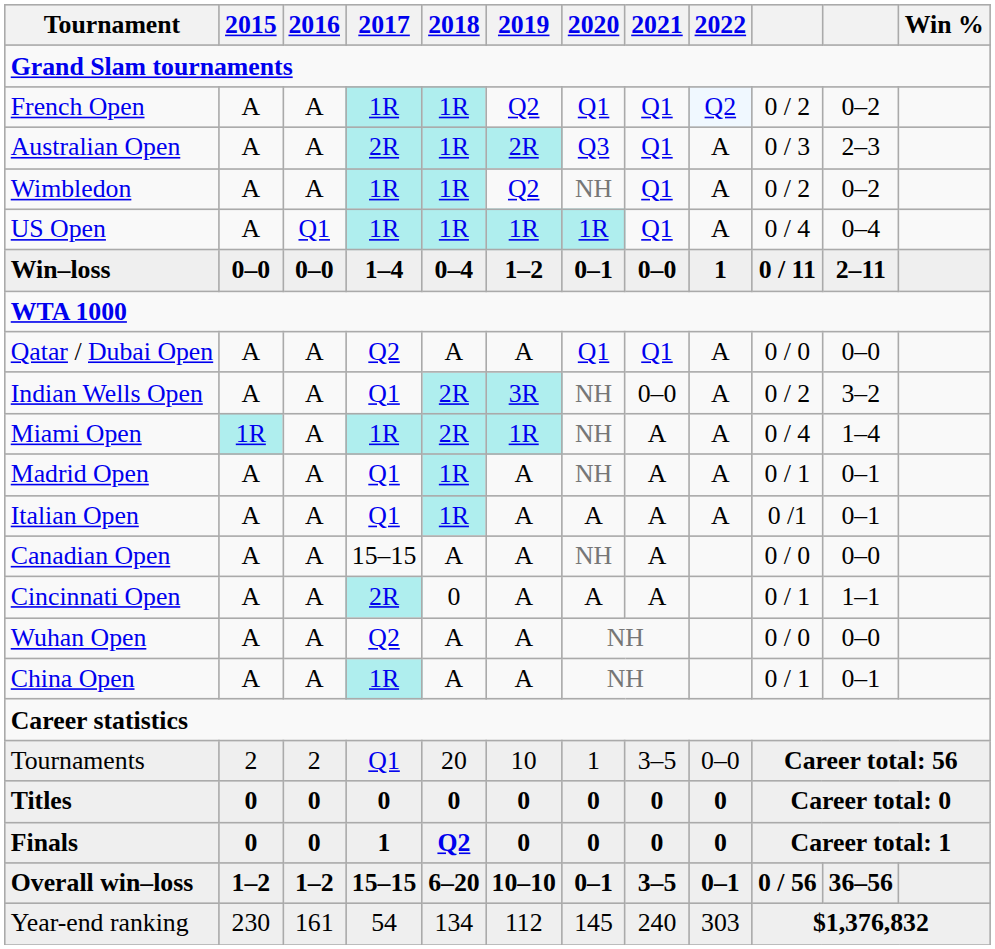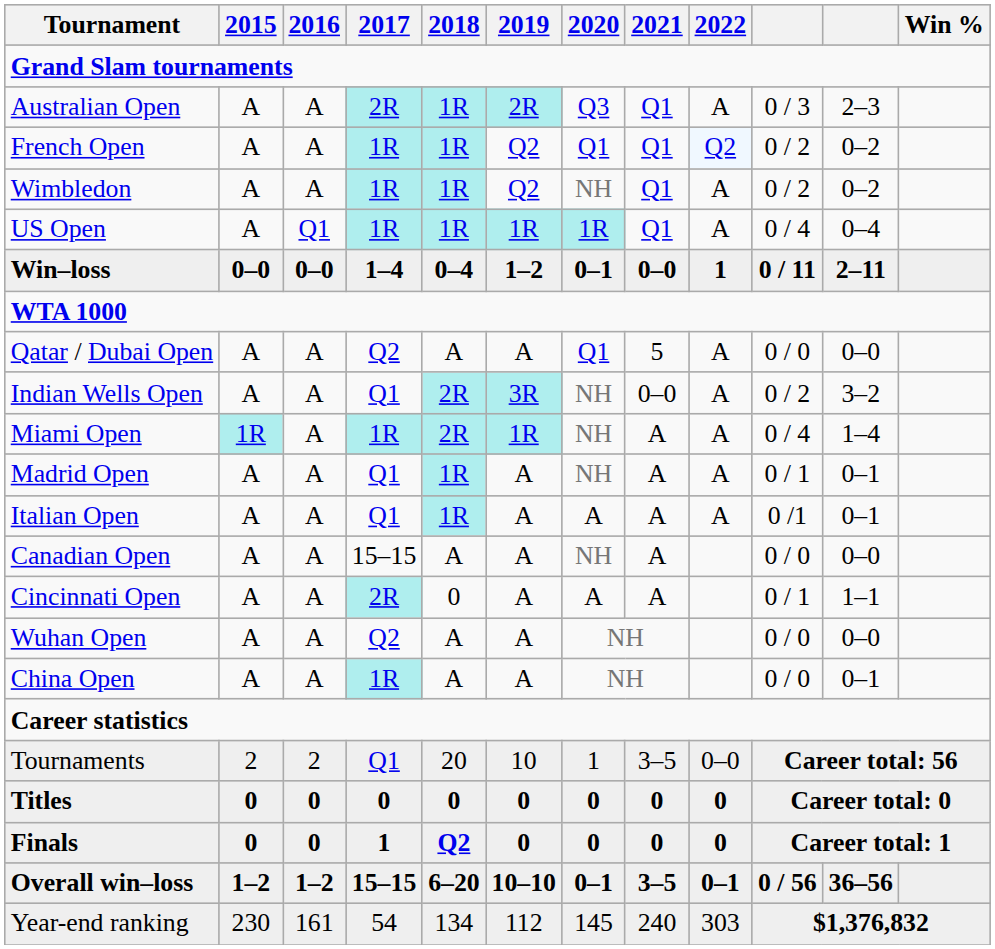rows swapped: (96, 147) <-> (78, 106)
(657, 351) Q1 -> (657, 351) 5
(787, 678) 0 / 1 -> (787, 678) 0 / 0
